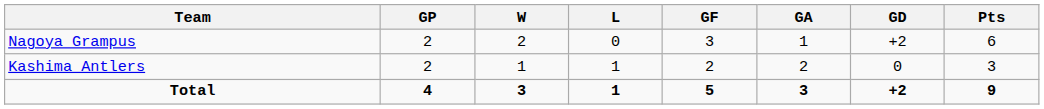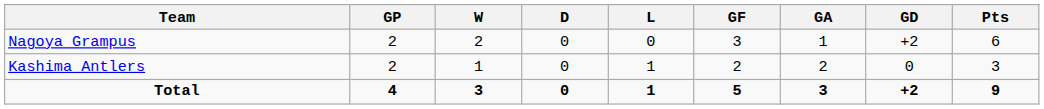+ column: (565, 17)
